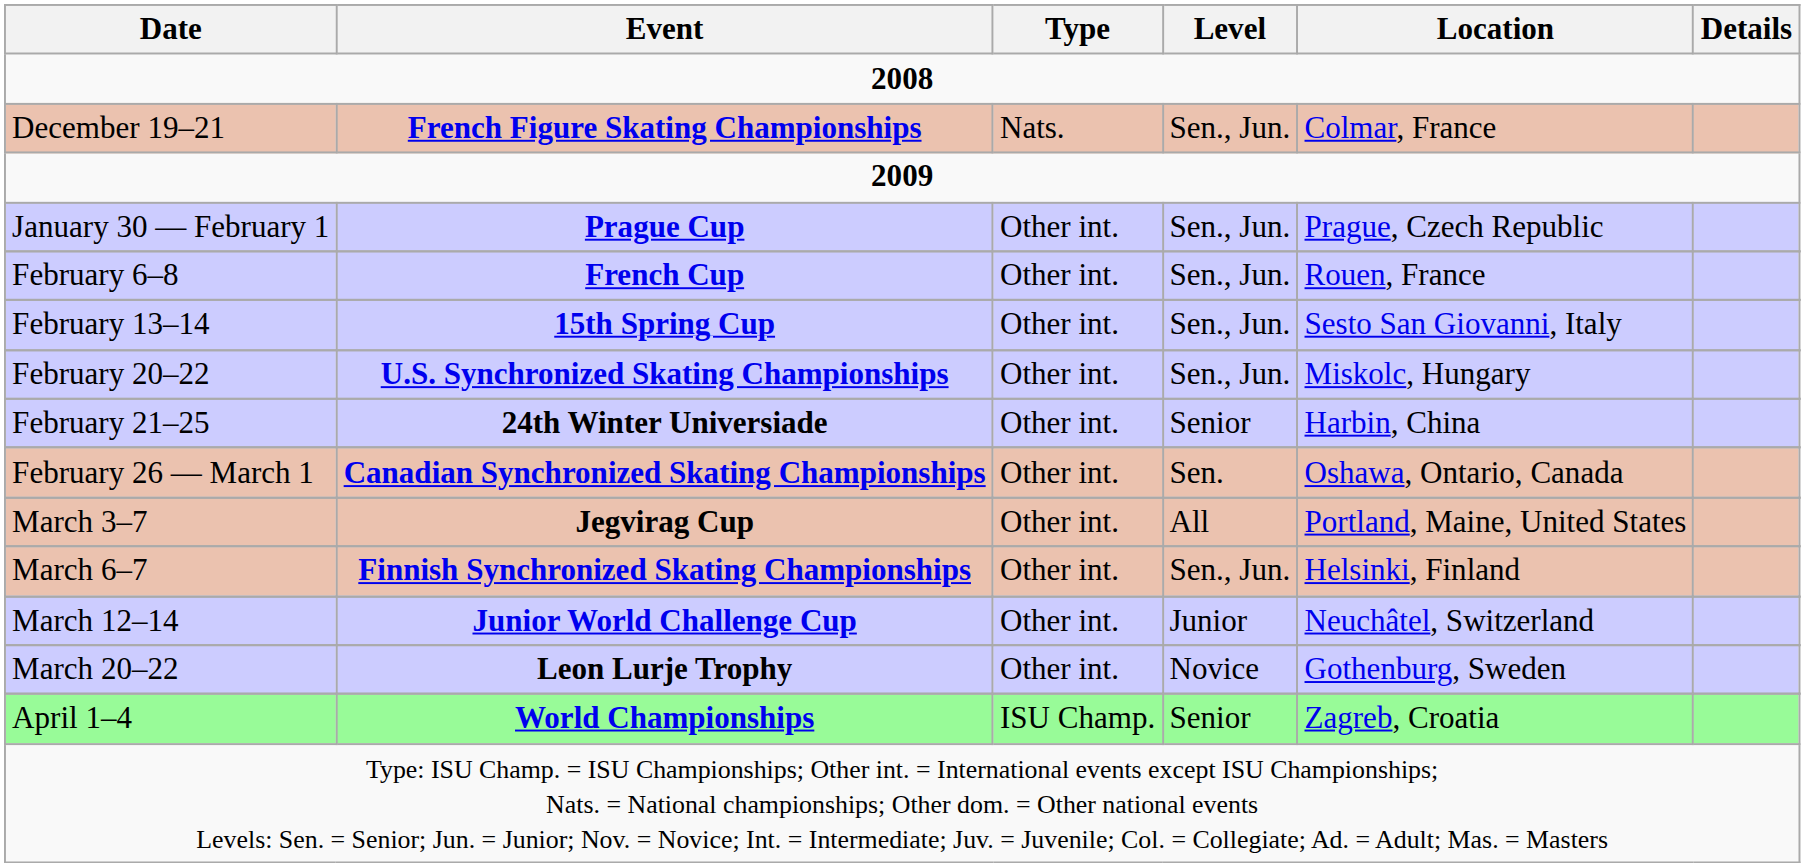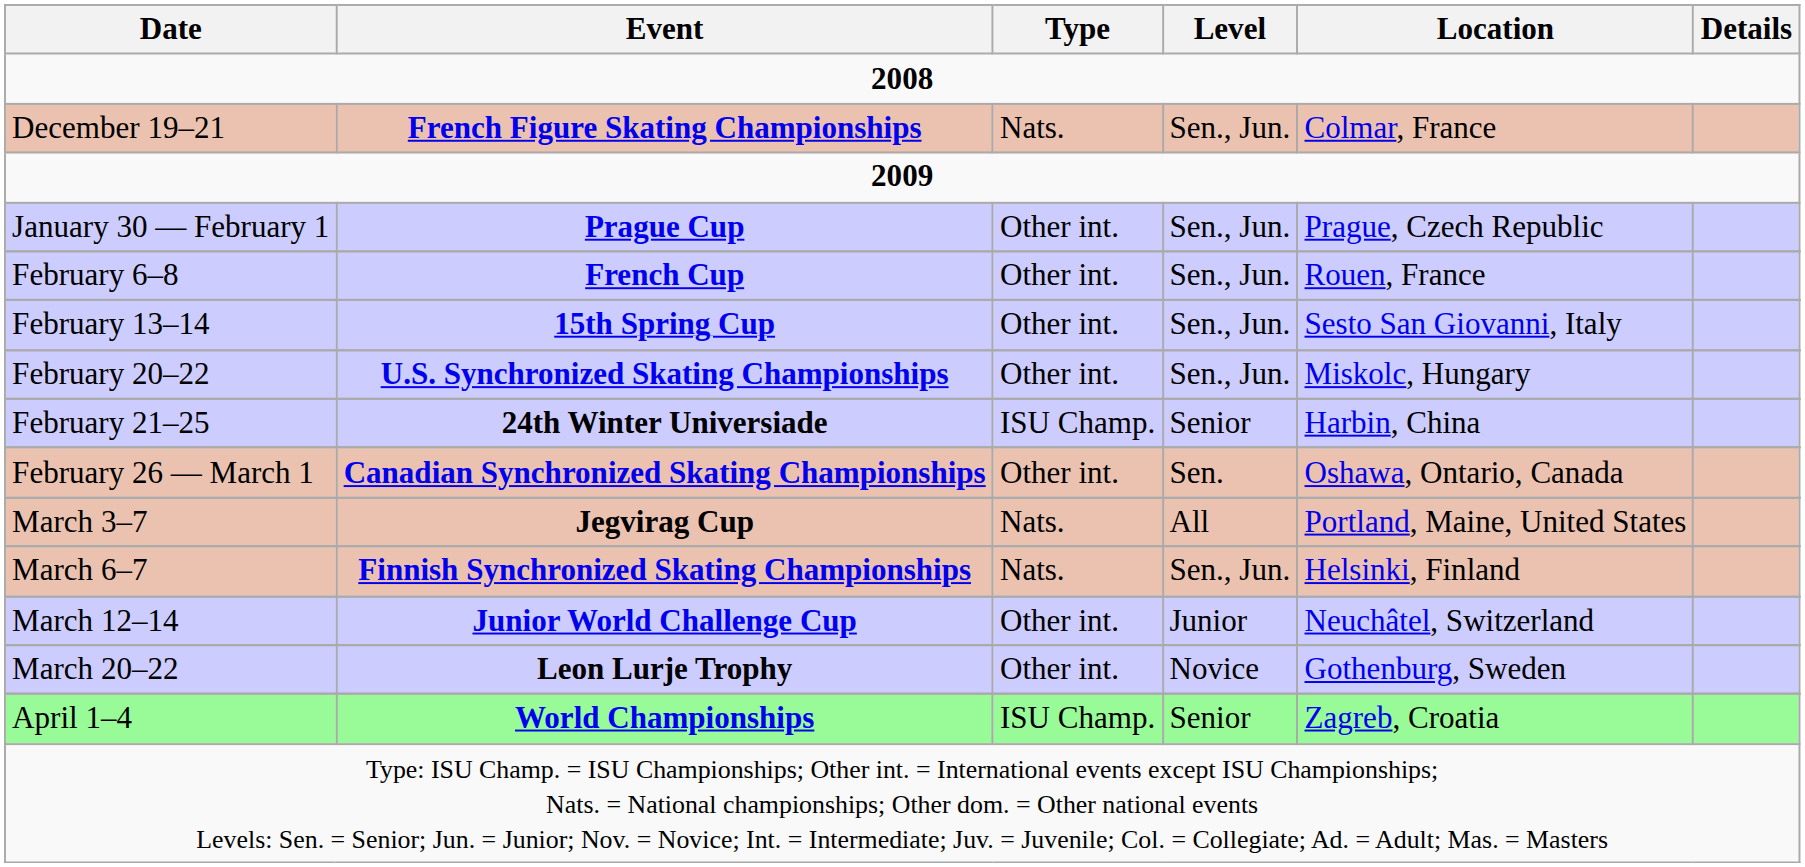(1059, 422) Other int. -> (1078, 422) ISU Champ.
(1059, 521) Other int. -> (1032, 521) Nats.
(1059, 570) Other int. -> (1032, 570) Nats.
